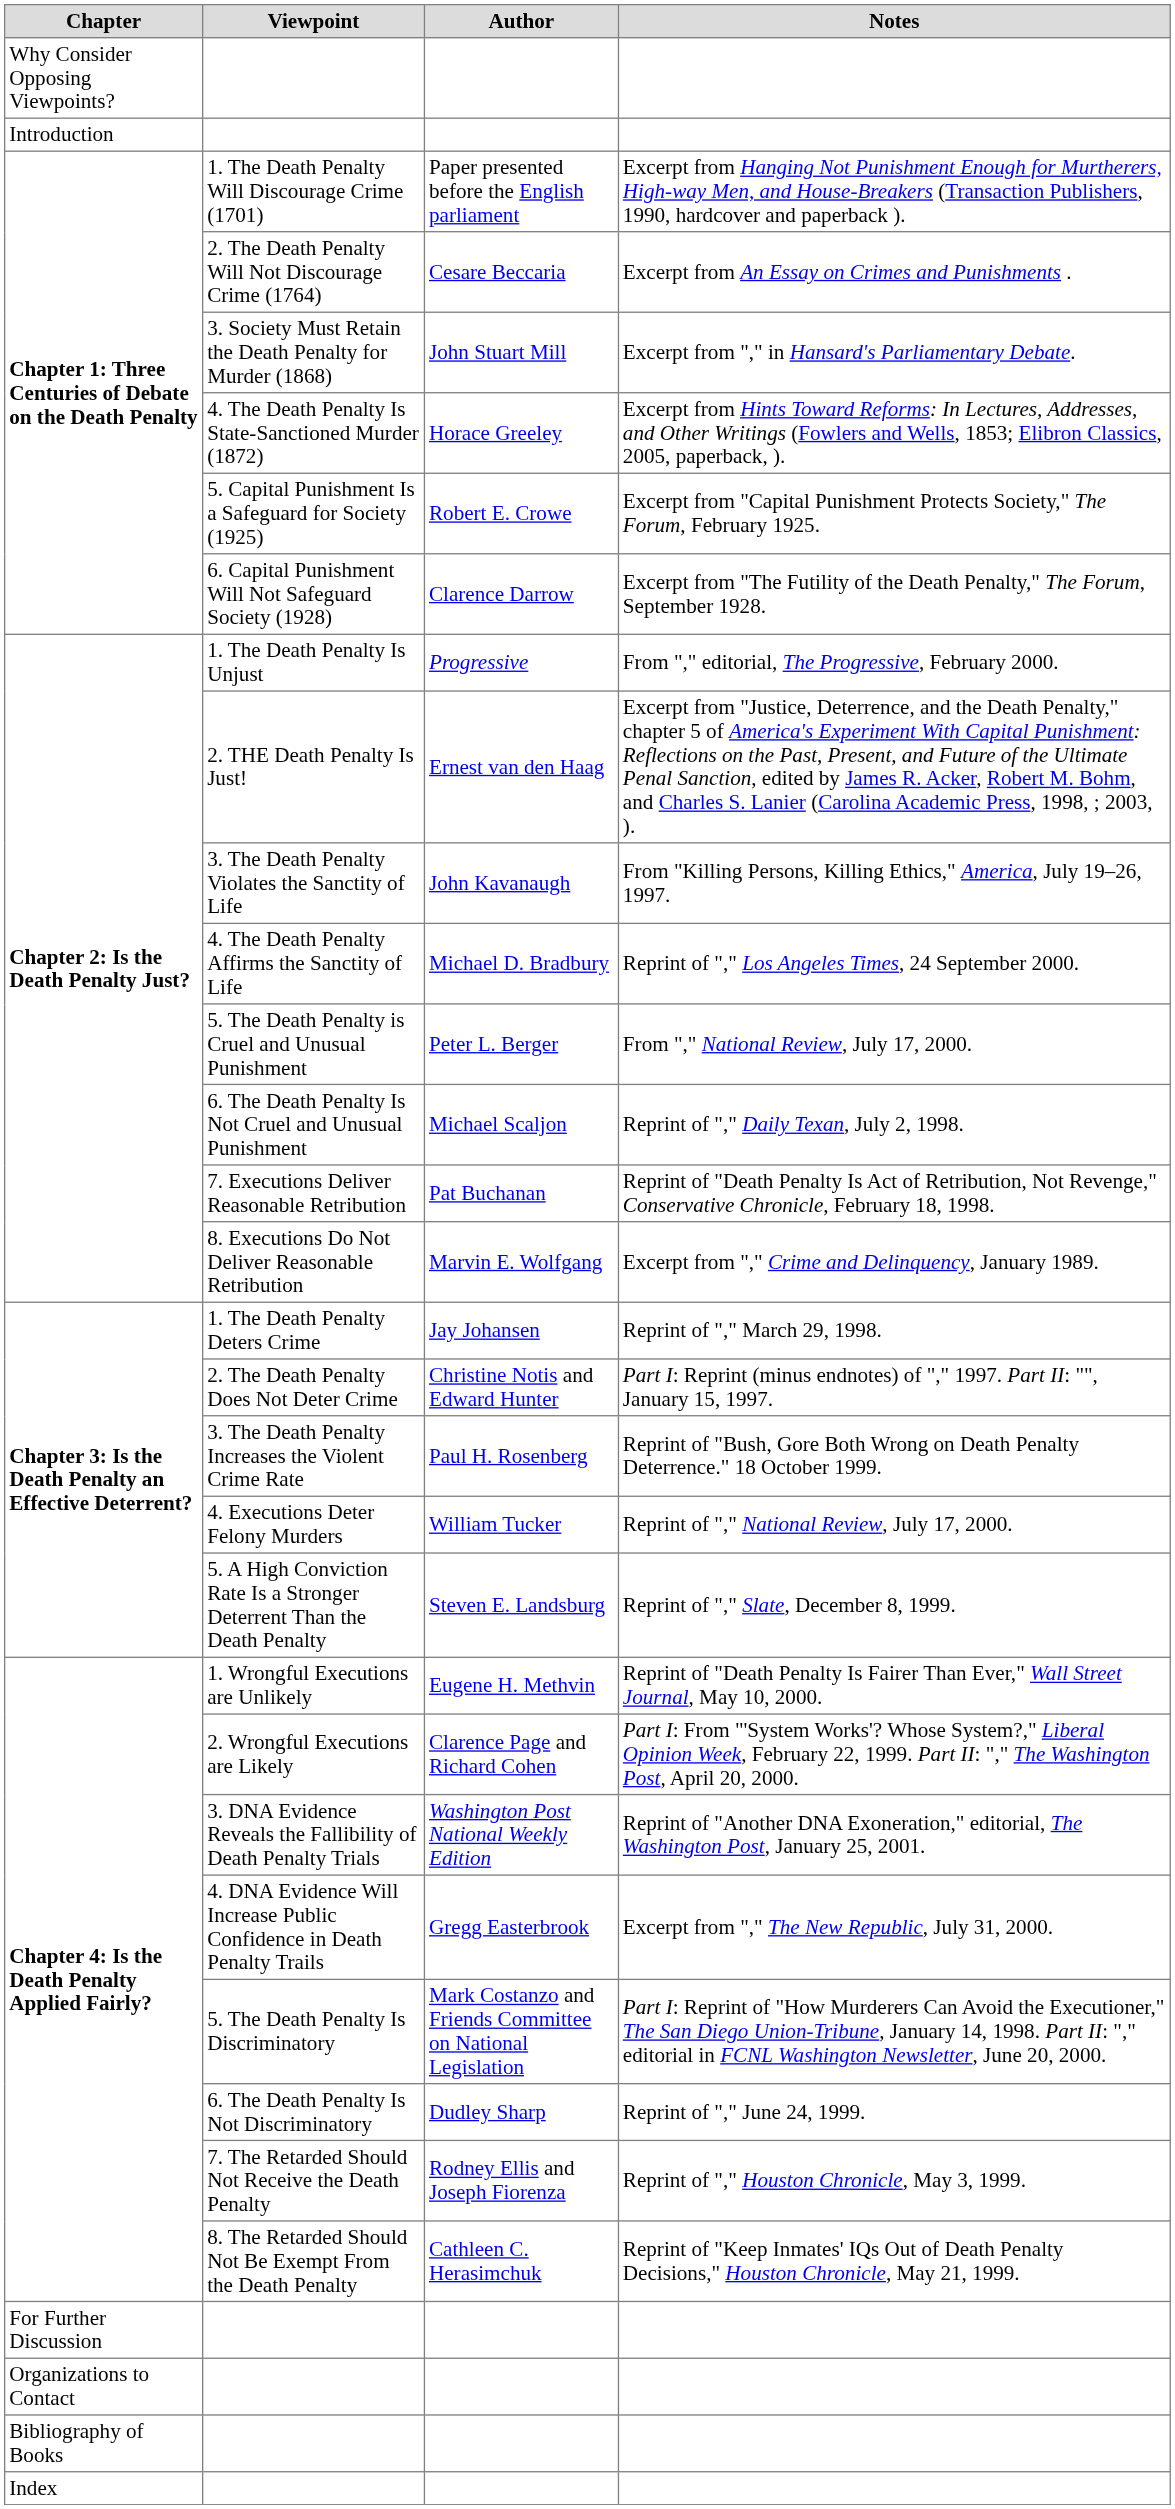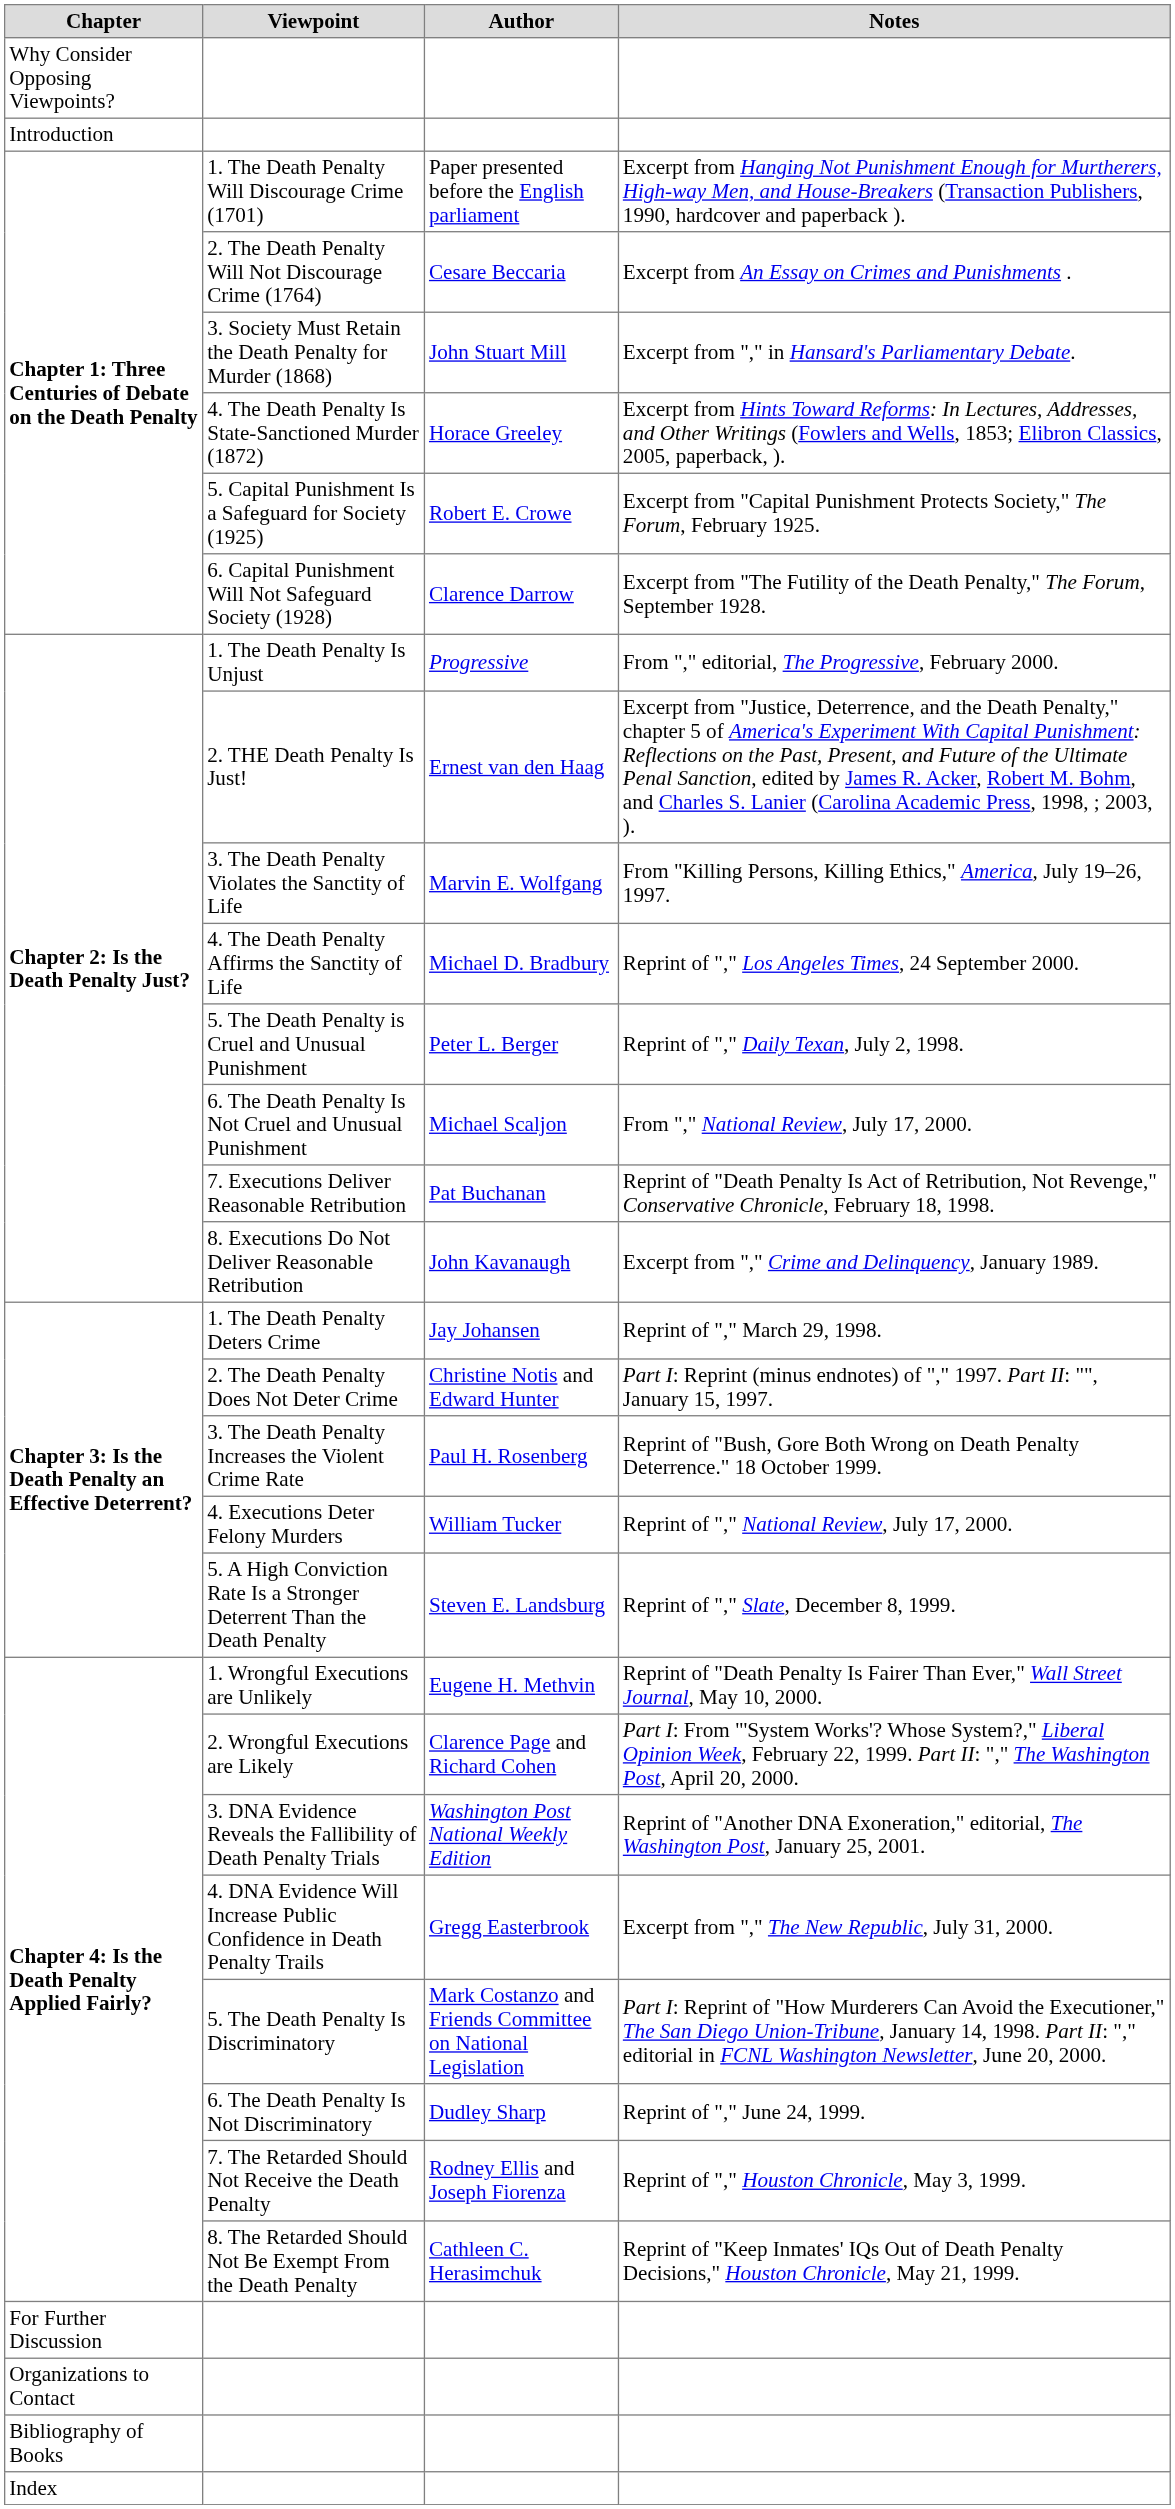(500, 882) John Kavanaugh -> (516, 882) Marvin E. Wolfgang
(797, 1044) From "," National Review, July 17, 2000. -> (793, 1044) Reprint of "," Daily Texan, July 2, 1998.
(793, 1124) Reprint of "," Daily Texan, July 2, 1998. -> (797, 1124) From "," National Review, July 17, 2000.
(516, 1261) Marvin E. Wolfgang -> (500, 1261) John Kavanaugh
